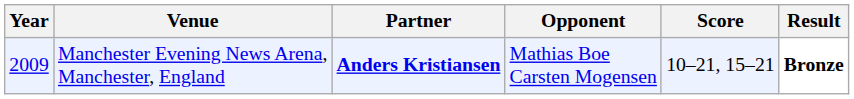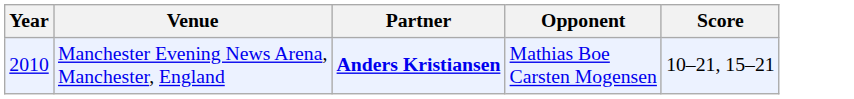- column: (814, 21)
(29, 65) 2009 -> (29, 65) 2010
